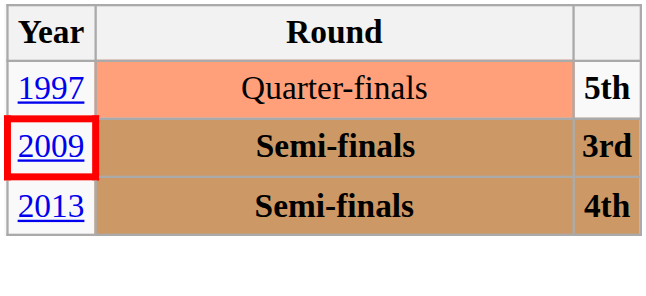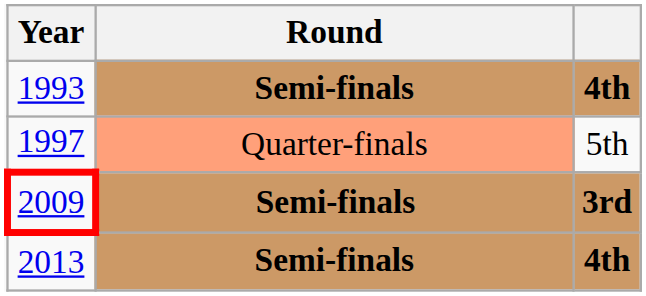+ row: (51, 87)
(607, 88) bold -> (607, 143) normal
